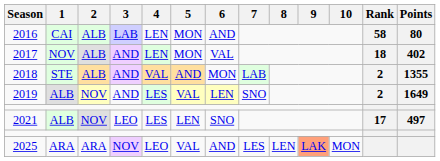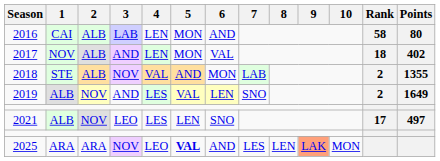(126, 74) AND -> (126, 74) NOV
(188, 146) normal -> (188, 146) bold
